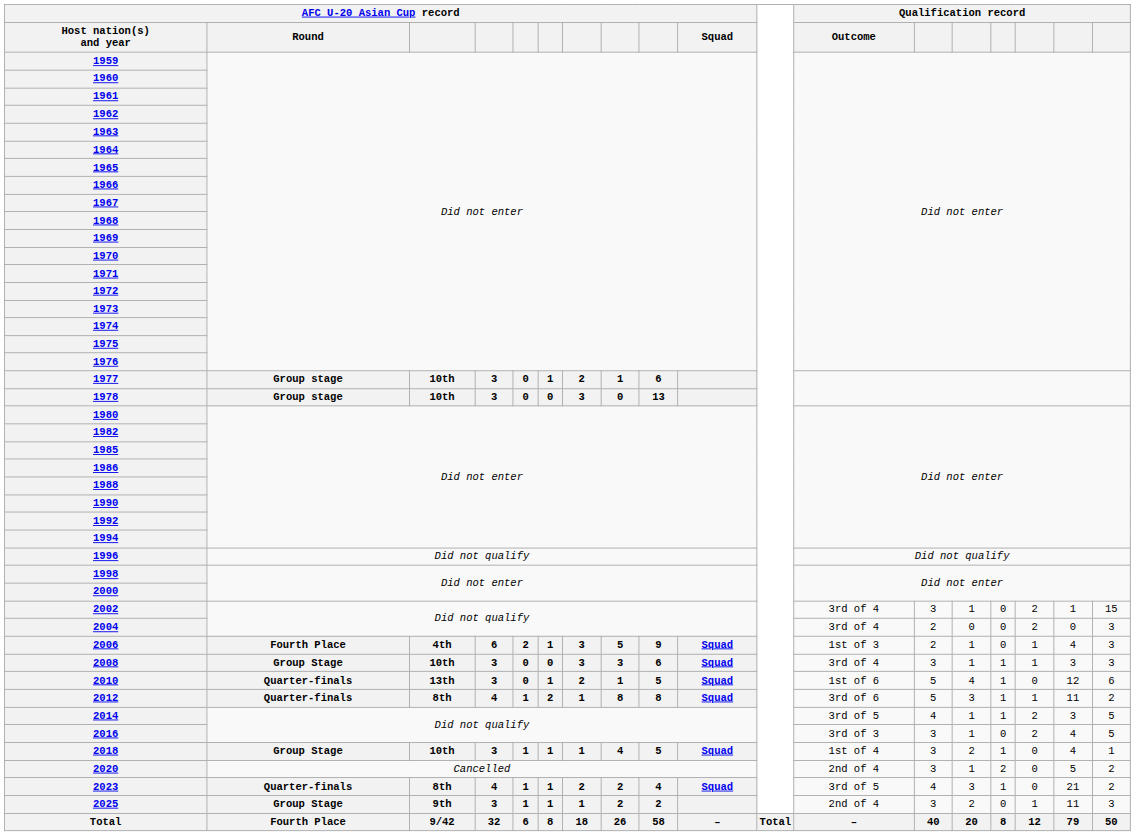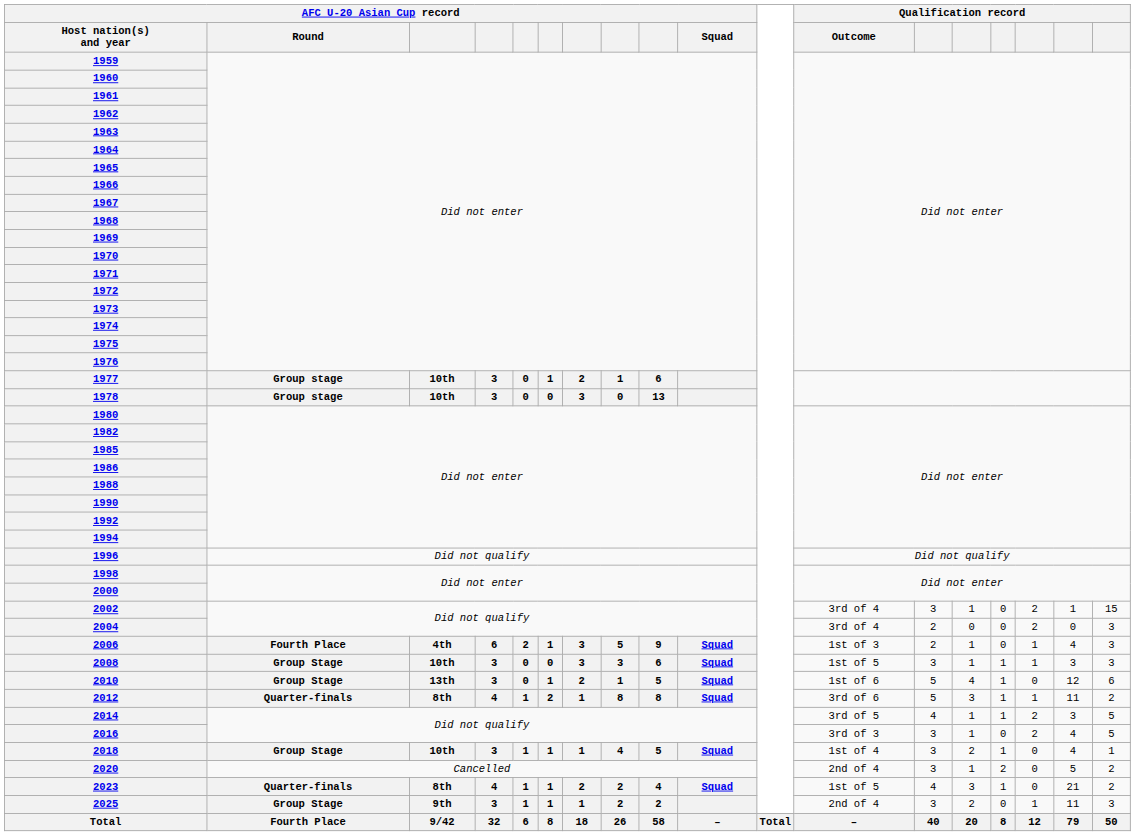(854, 662) 3rd of 4 -> (854, 662) 1st of 5
(308, 680) Quarter-finals -> (308, 680) Group Stage
(854, 786) 3rd of 5 -> (854, 786) 1st of 5
